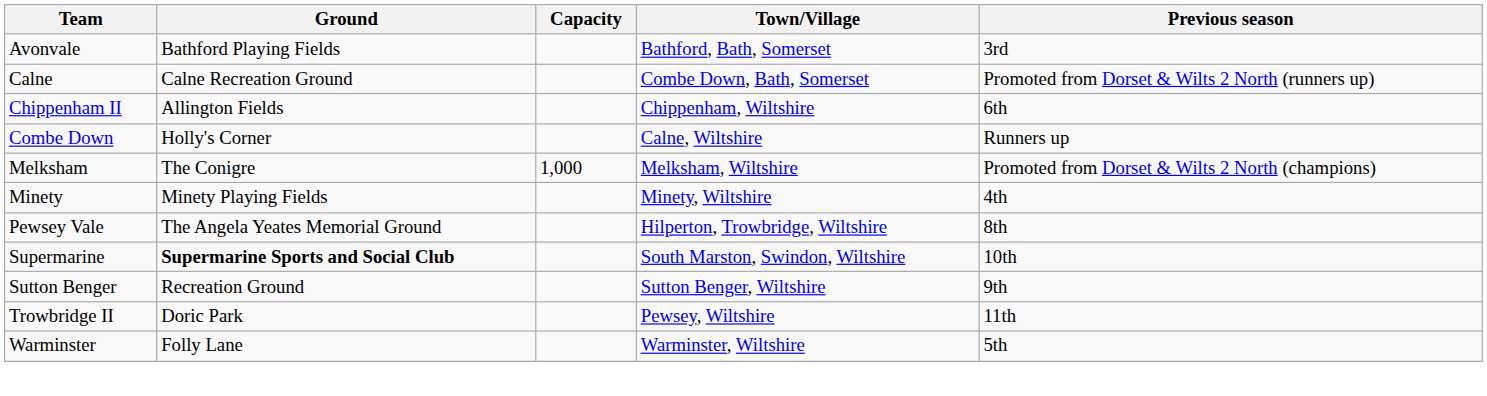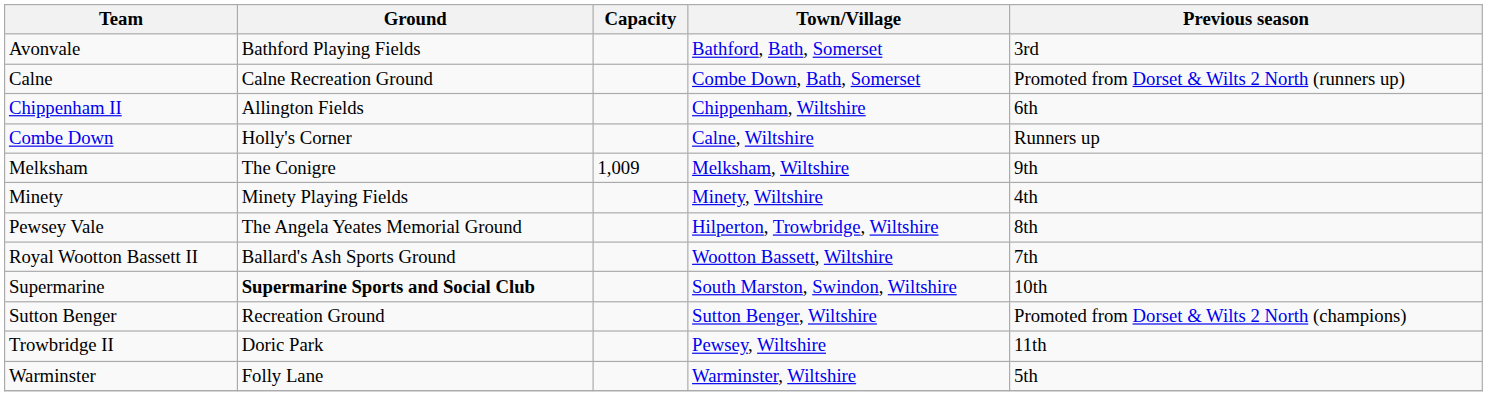(561, 167) 1,000 -> (618, 167) 1,009
(1180, 167) Promoted from Dorset & Wilts 2 North (champions) -> (1026, 167) 9th
+ row: (103, 256)
(995, 286) 9th -> (1210, 316) Promoted from Dorset & Wilts 2 North (champions)
